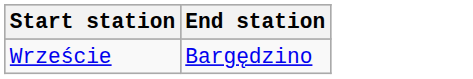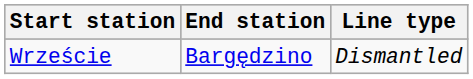+ column: (399, 22)
